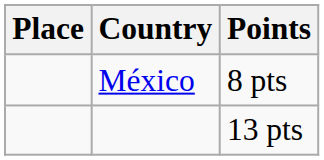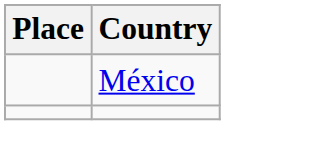- column: (269, 29)
